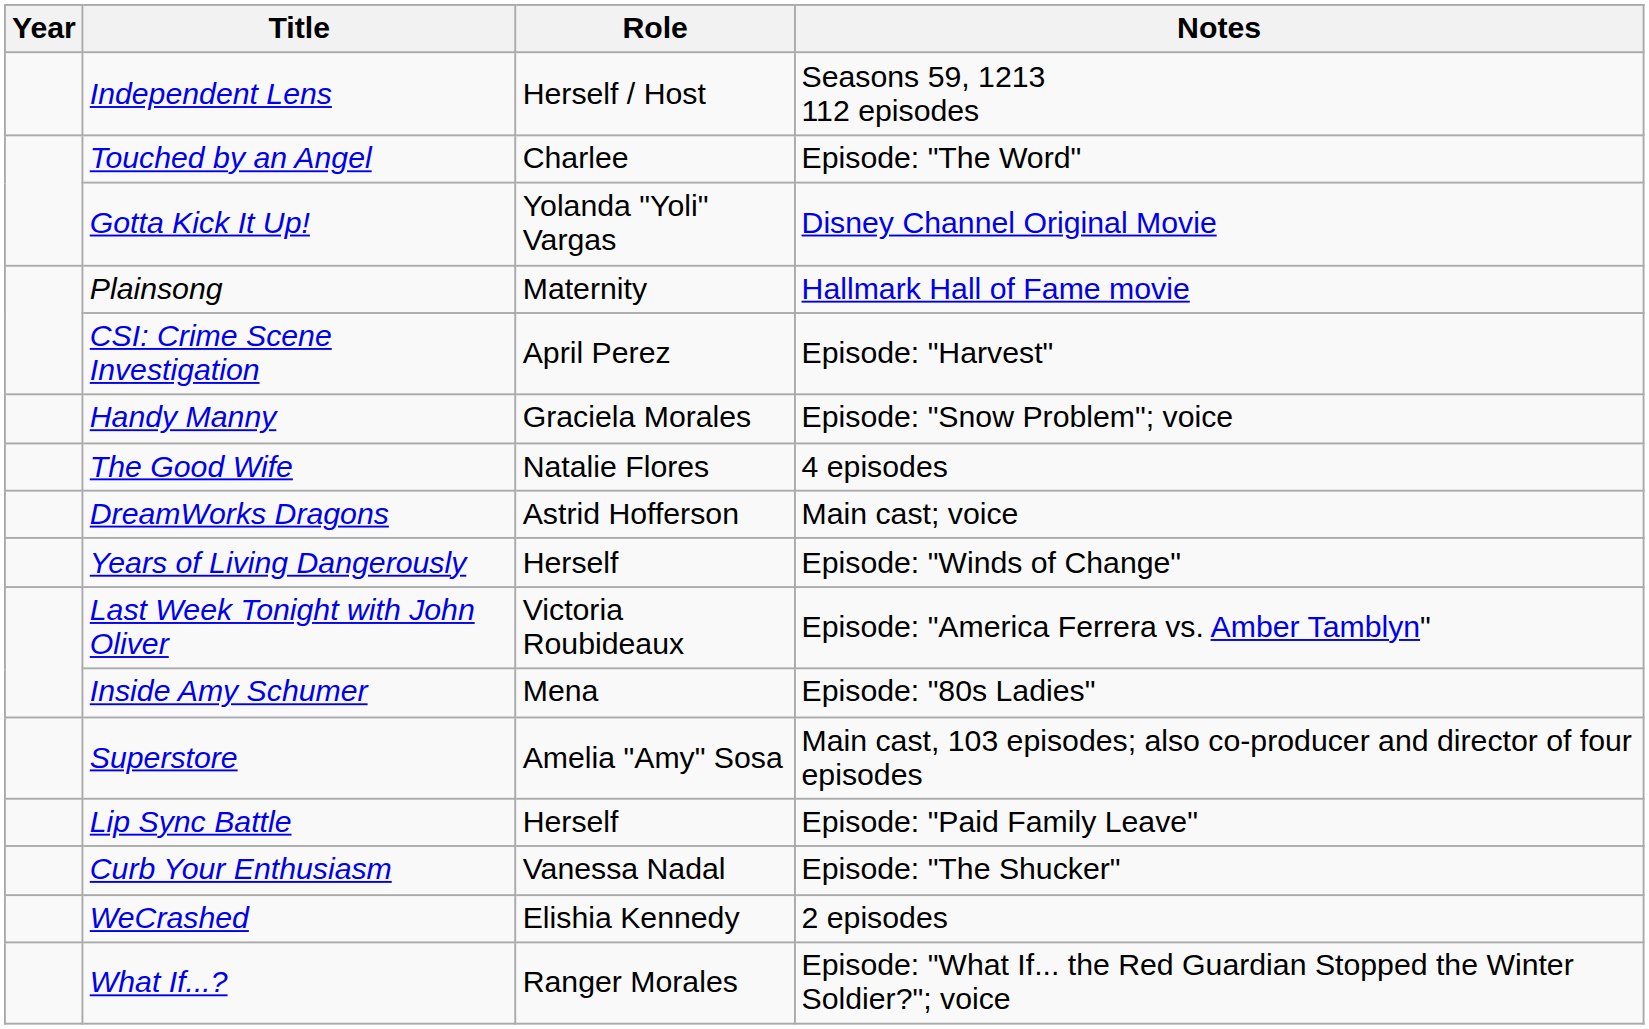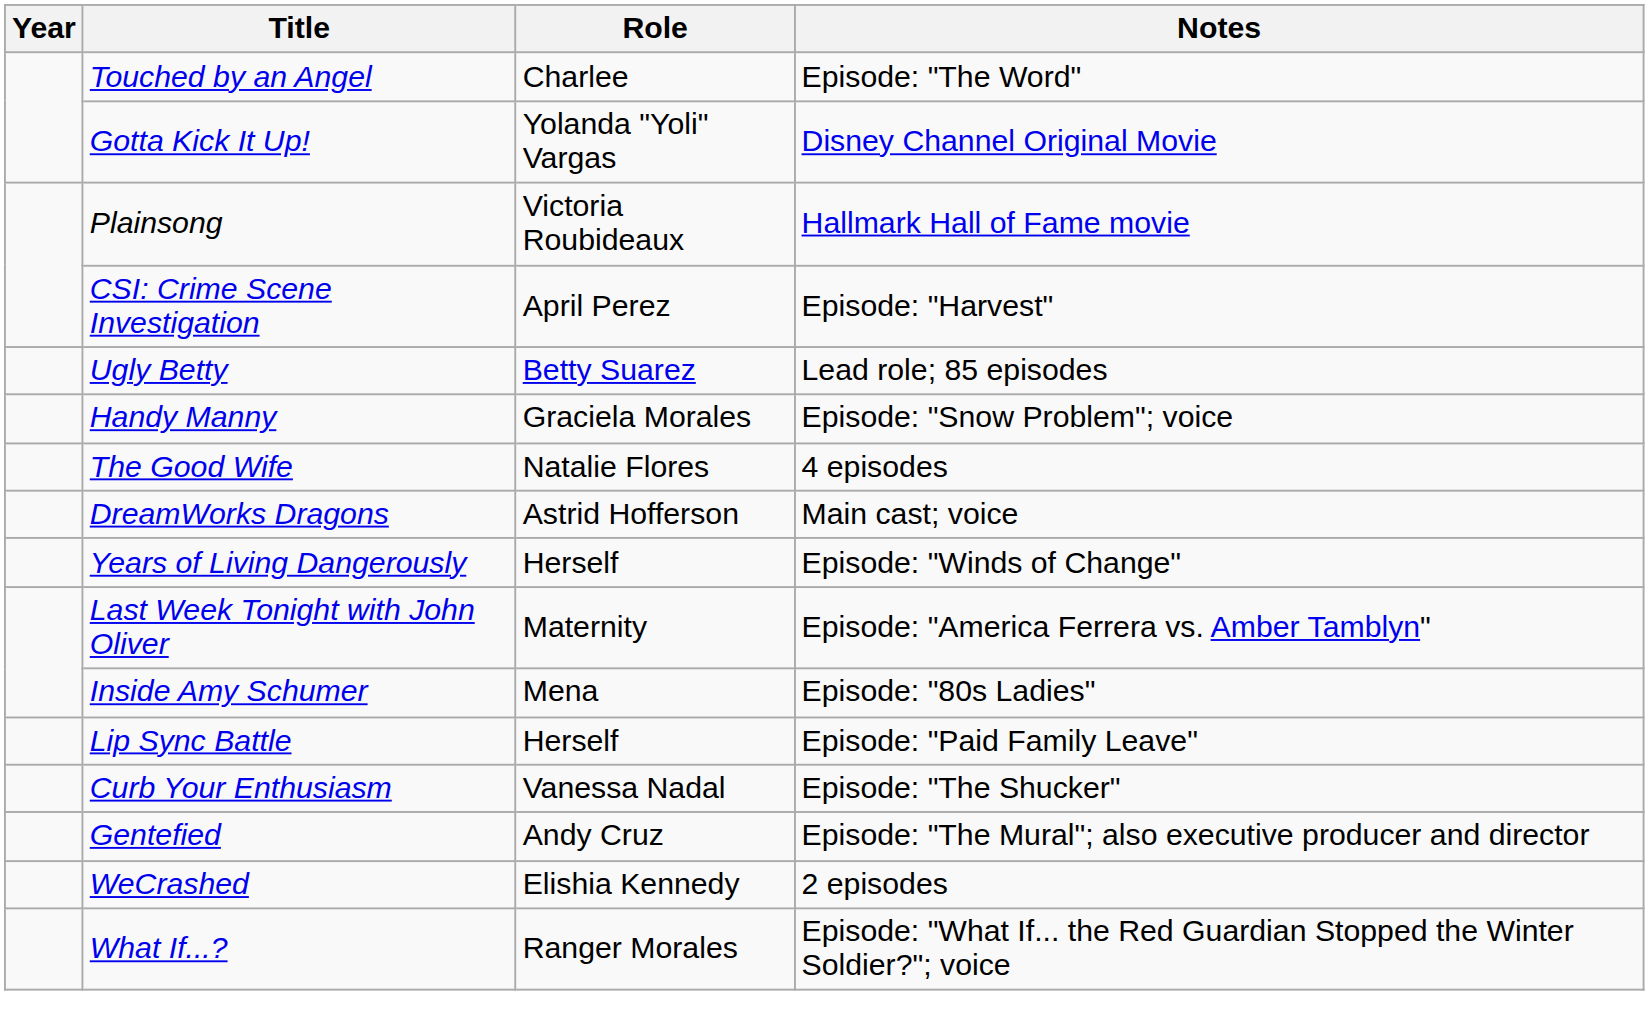- row: (211, 93)
(585, 288) Maternity -> (603, 223) Victoria Roubideaux
+ row: (159, 370)
(603, 627) Victoria Roubideaux -> (585, 627) Maternity
- row: (164, 757)
+ row: (155, 835)
